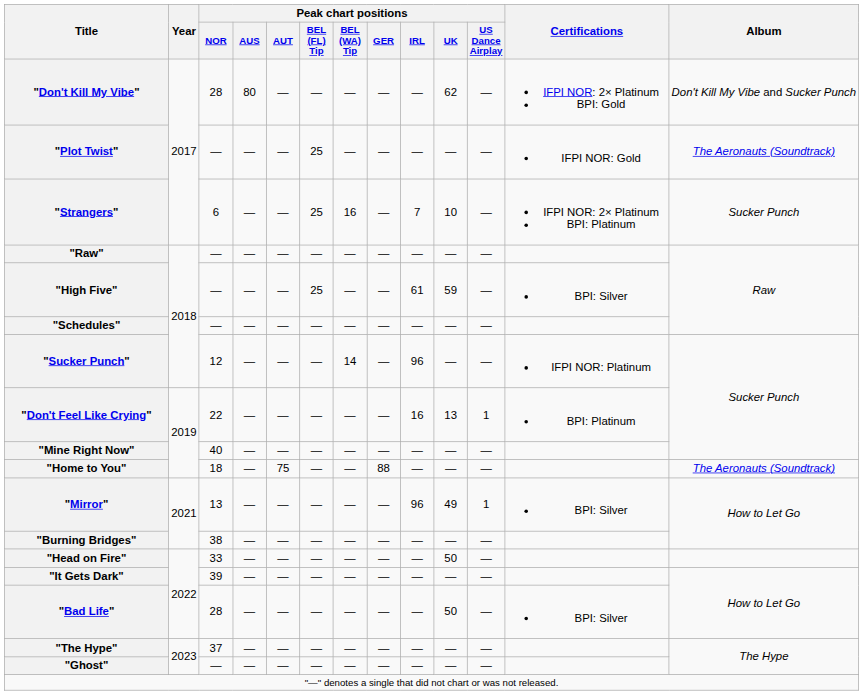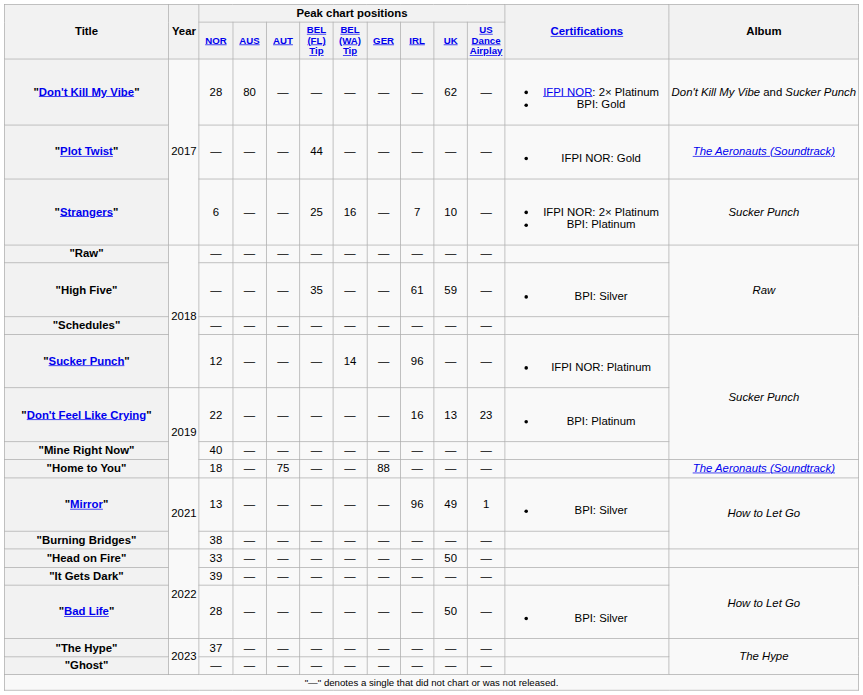(317, 152) 25 -> (317, 152) 44
(317, 289) 25 -> (317, 289) 35
(486, 414) 1 -> (486, 414) 23
